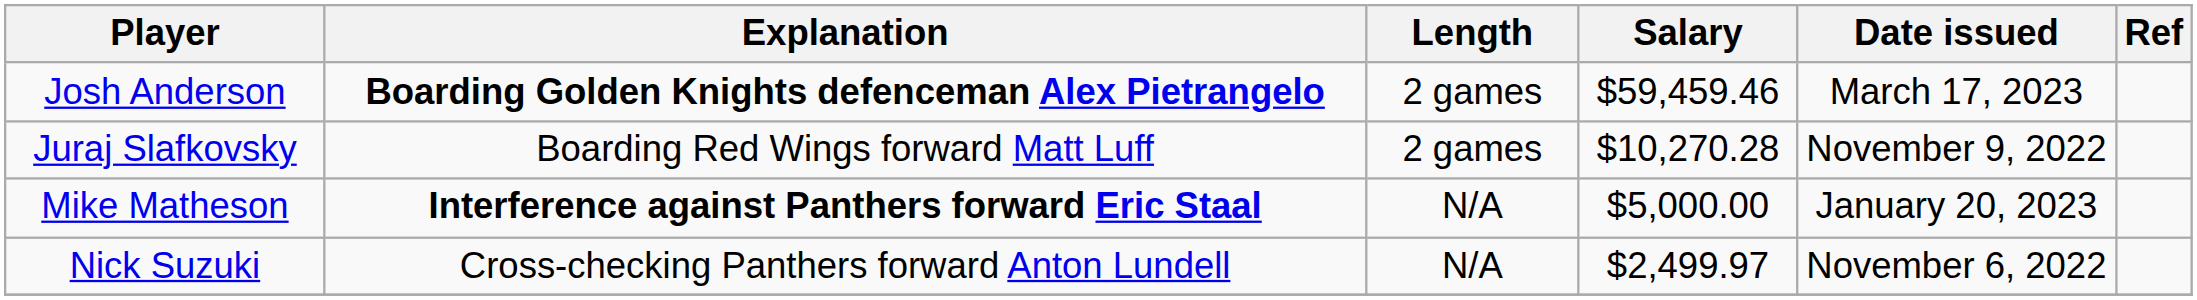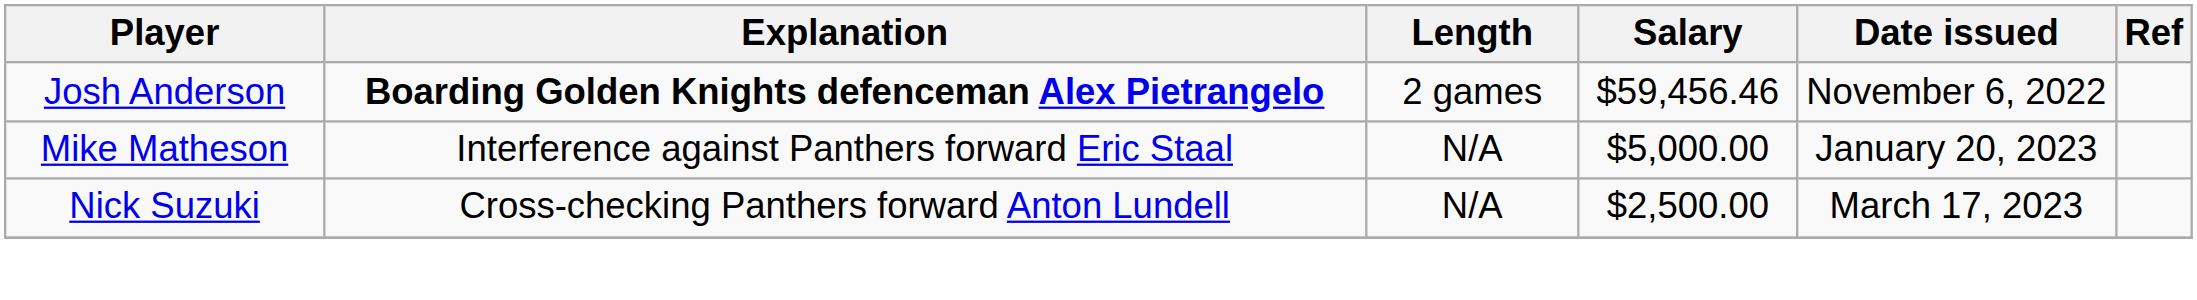(1688, 91) $59,459.46 -> (1688, 91) $59,456.46
(1956, 91) March 17, 2023 -> (1956, 91) November 6, 2022
- row: (165, 149)
(845, 206) bold -> (845, 149) normal
(1688, 264) $2,499.97 -> (1688, 206) $2,500.00
(1956, 264) November 6, 2022 -> (1956, 206) March 17, 2023
